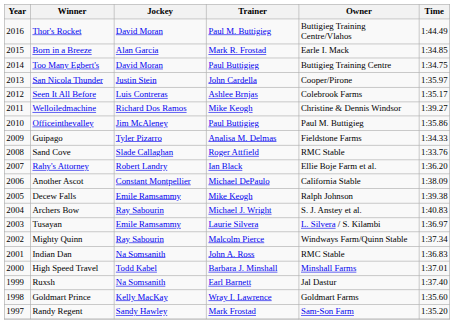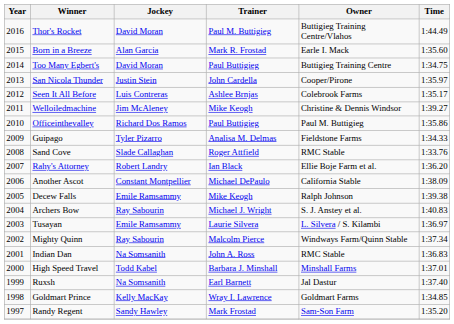(434, 51) 1:34.85 -> (434, 51) 1:35.60
(151, 109) Richard Dos Ramos -> (142, 109) Jim McAleney
(142, 123) Jim McAleney -> (151, 123) Richard Dos Ramos
(434, 297) 1:35.60 -> (434, 297) 1:34.85
